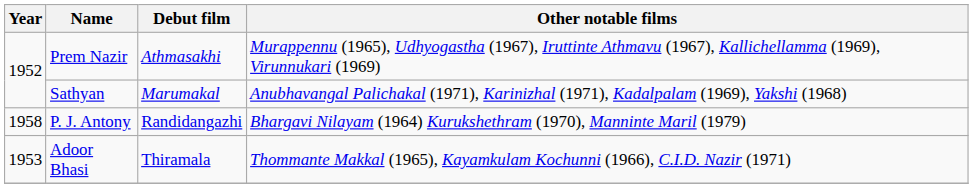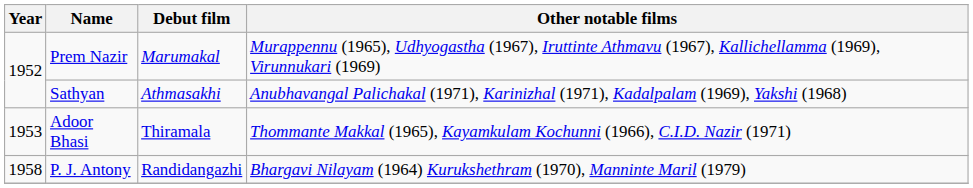(181, 56) Athmasakhi -> (180, 56) Marumakal
(180, 94) Marumakal -> (181, 94) Athmasakhi
rows swapped: (72, 159) <-> (90, 122)
